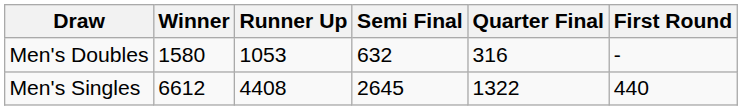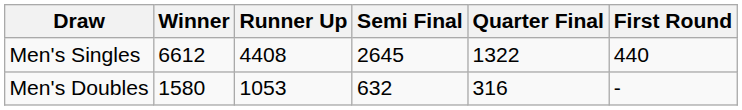rows swapped: (75, 88) <-> (79, 54)
